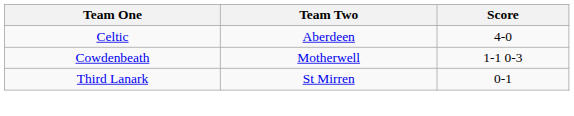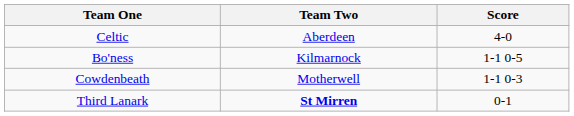+ row: (113, 57)
(329, 79) normal -> (329, 100) bold
